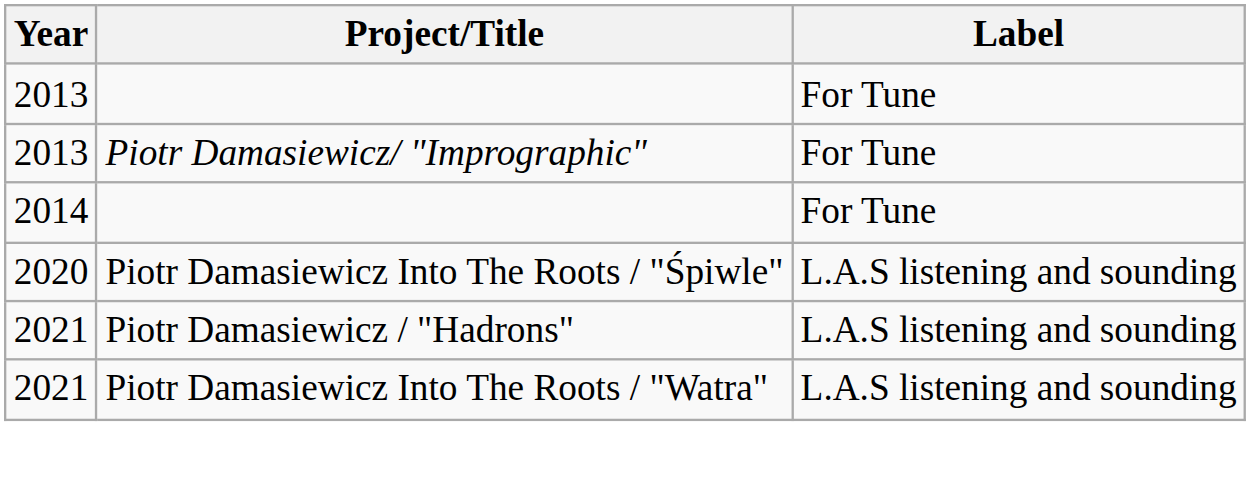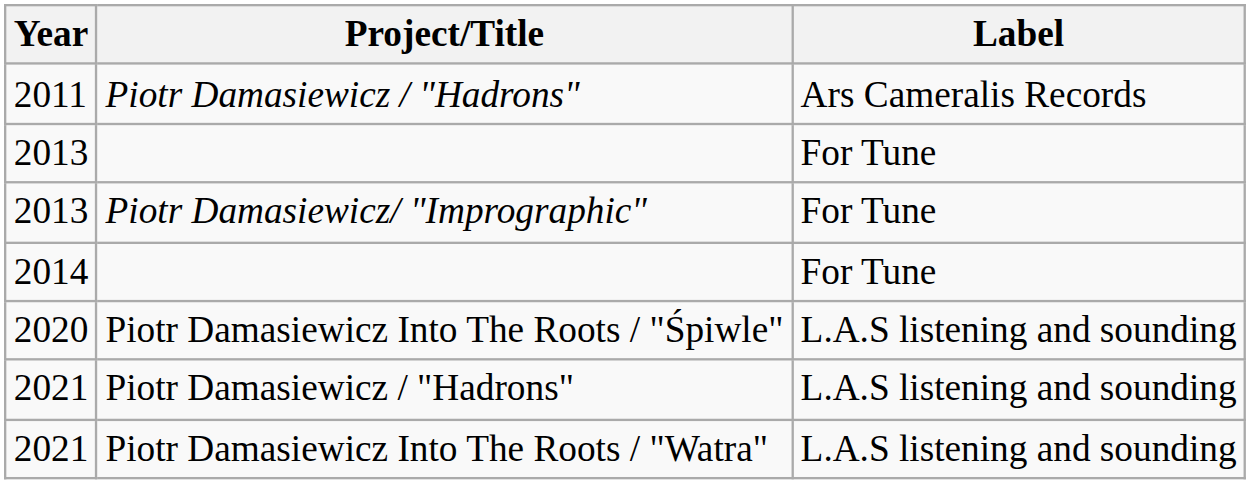+ row: (50, 93)
